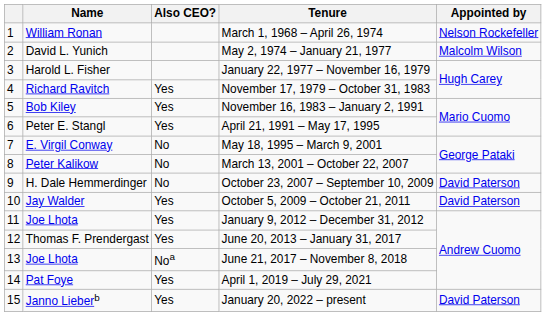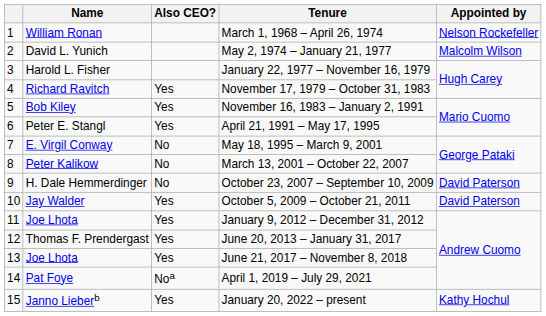(165, 259) Noa -> (164, 257) Yes
(164, 279) Yes -> (165, 278) Noa
(479, 300) David Paterson -> (474, 300) Kathy Hochul
